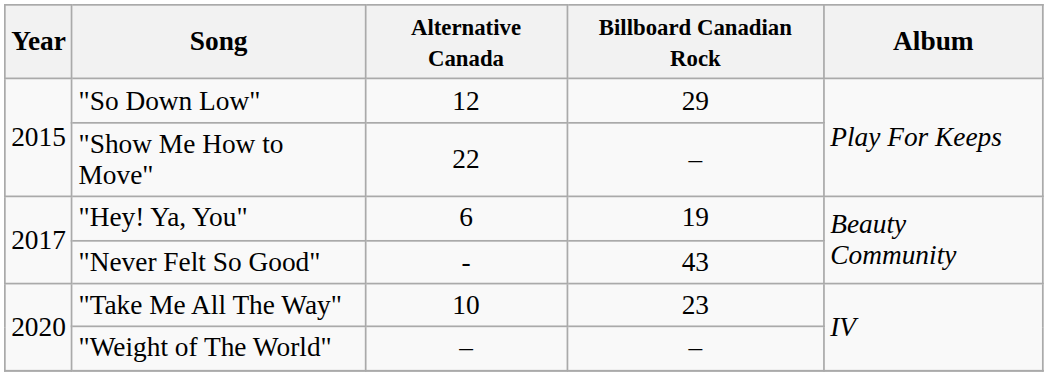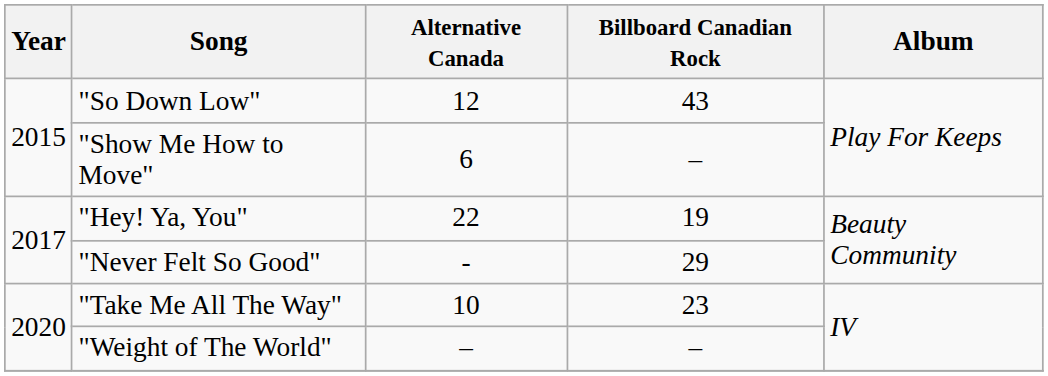(695, 100) 29 -> (695, 100) 43
(466, 159) 22 -> (466, 159) 6
(466, 217) 6 -> (466, 217) 22
(695, 261) 43 -> (695, 261) 29
